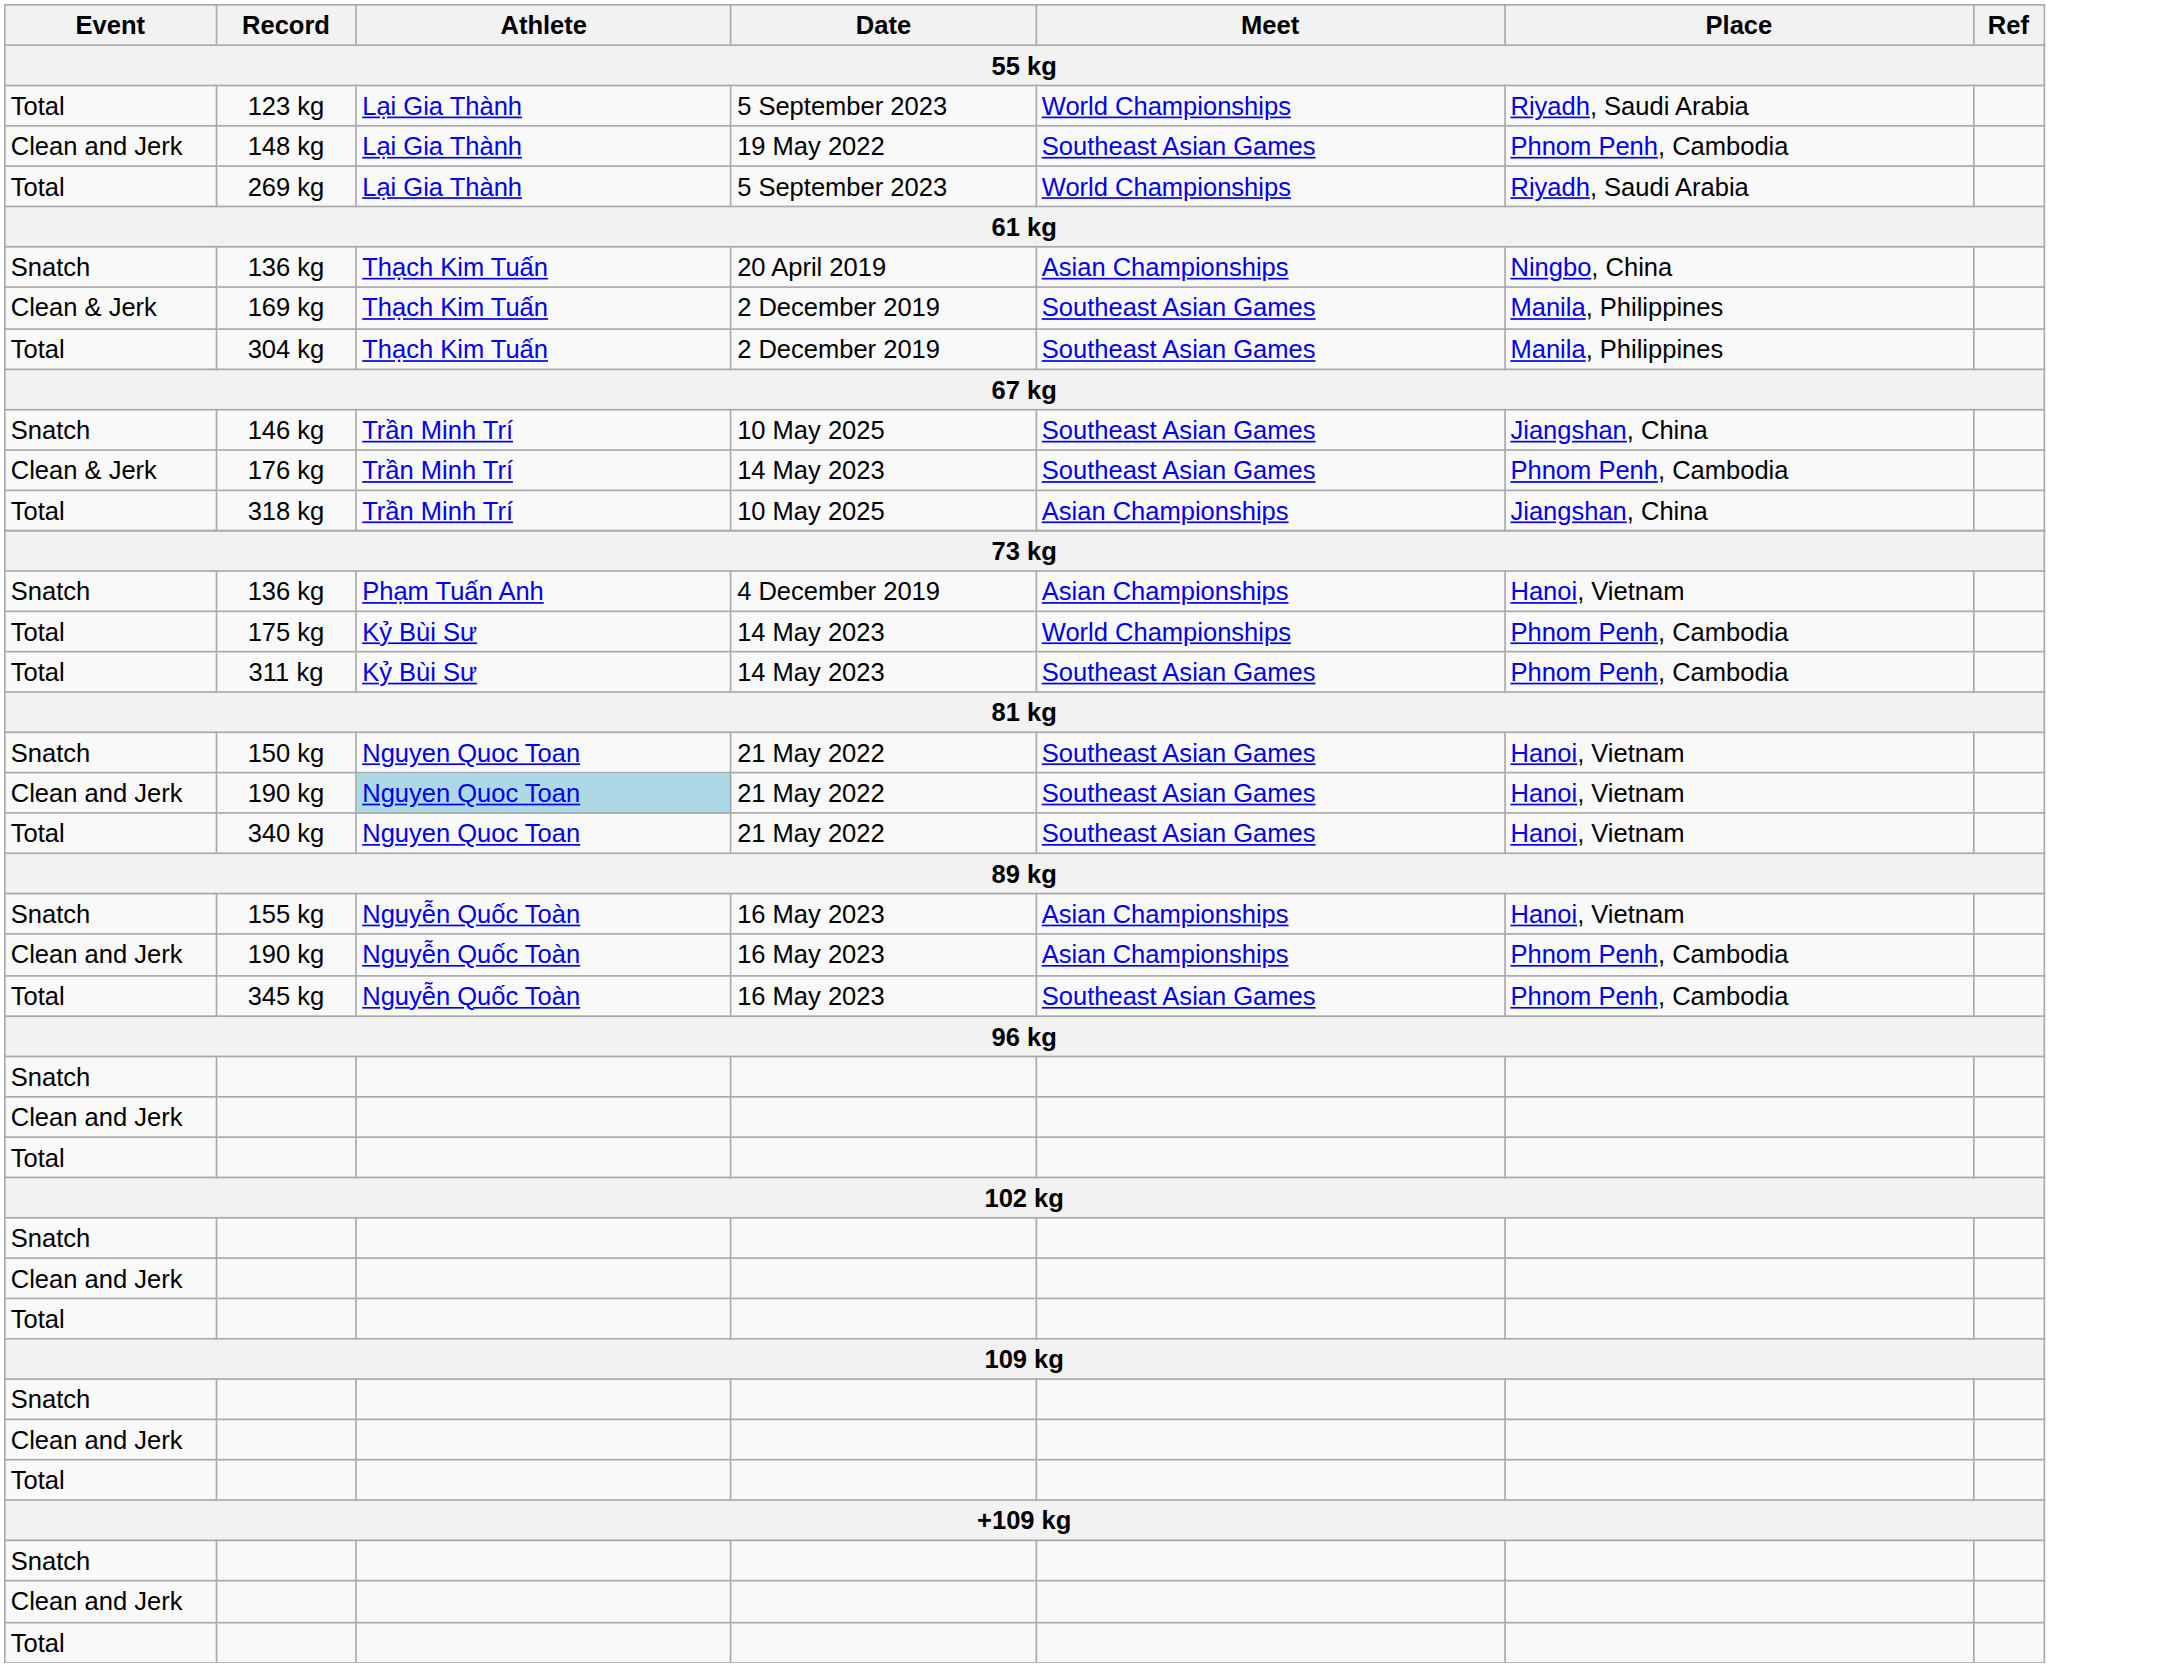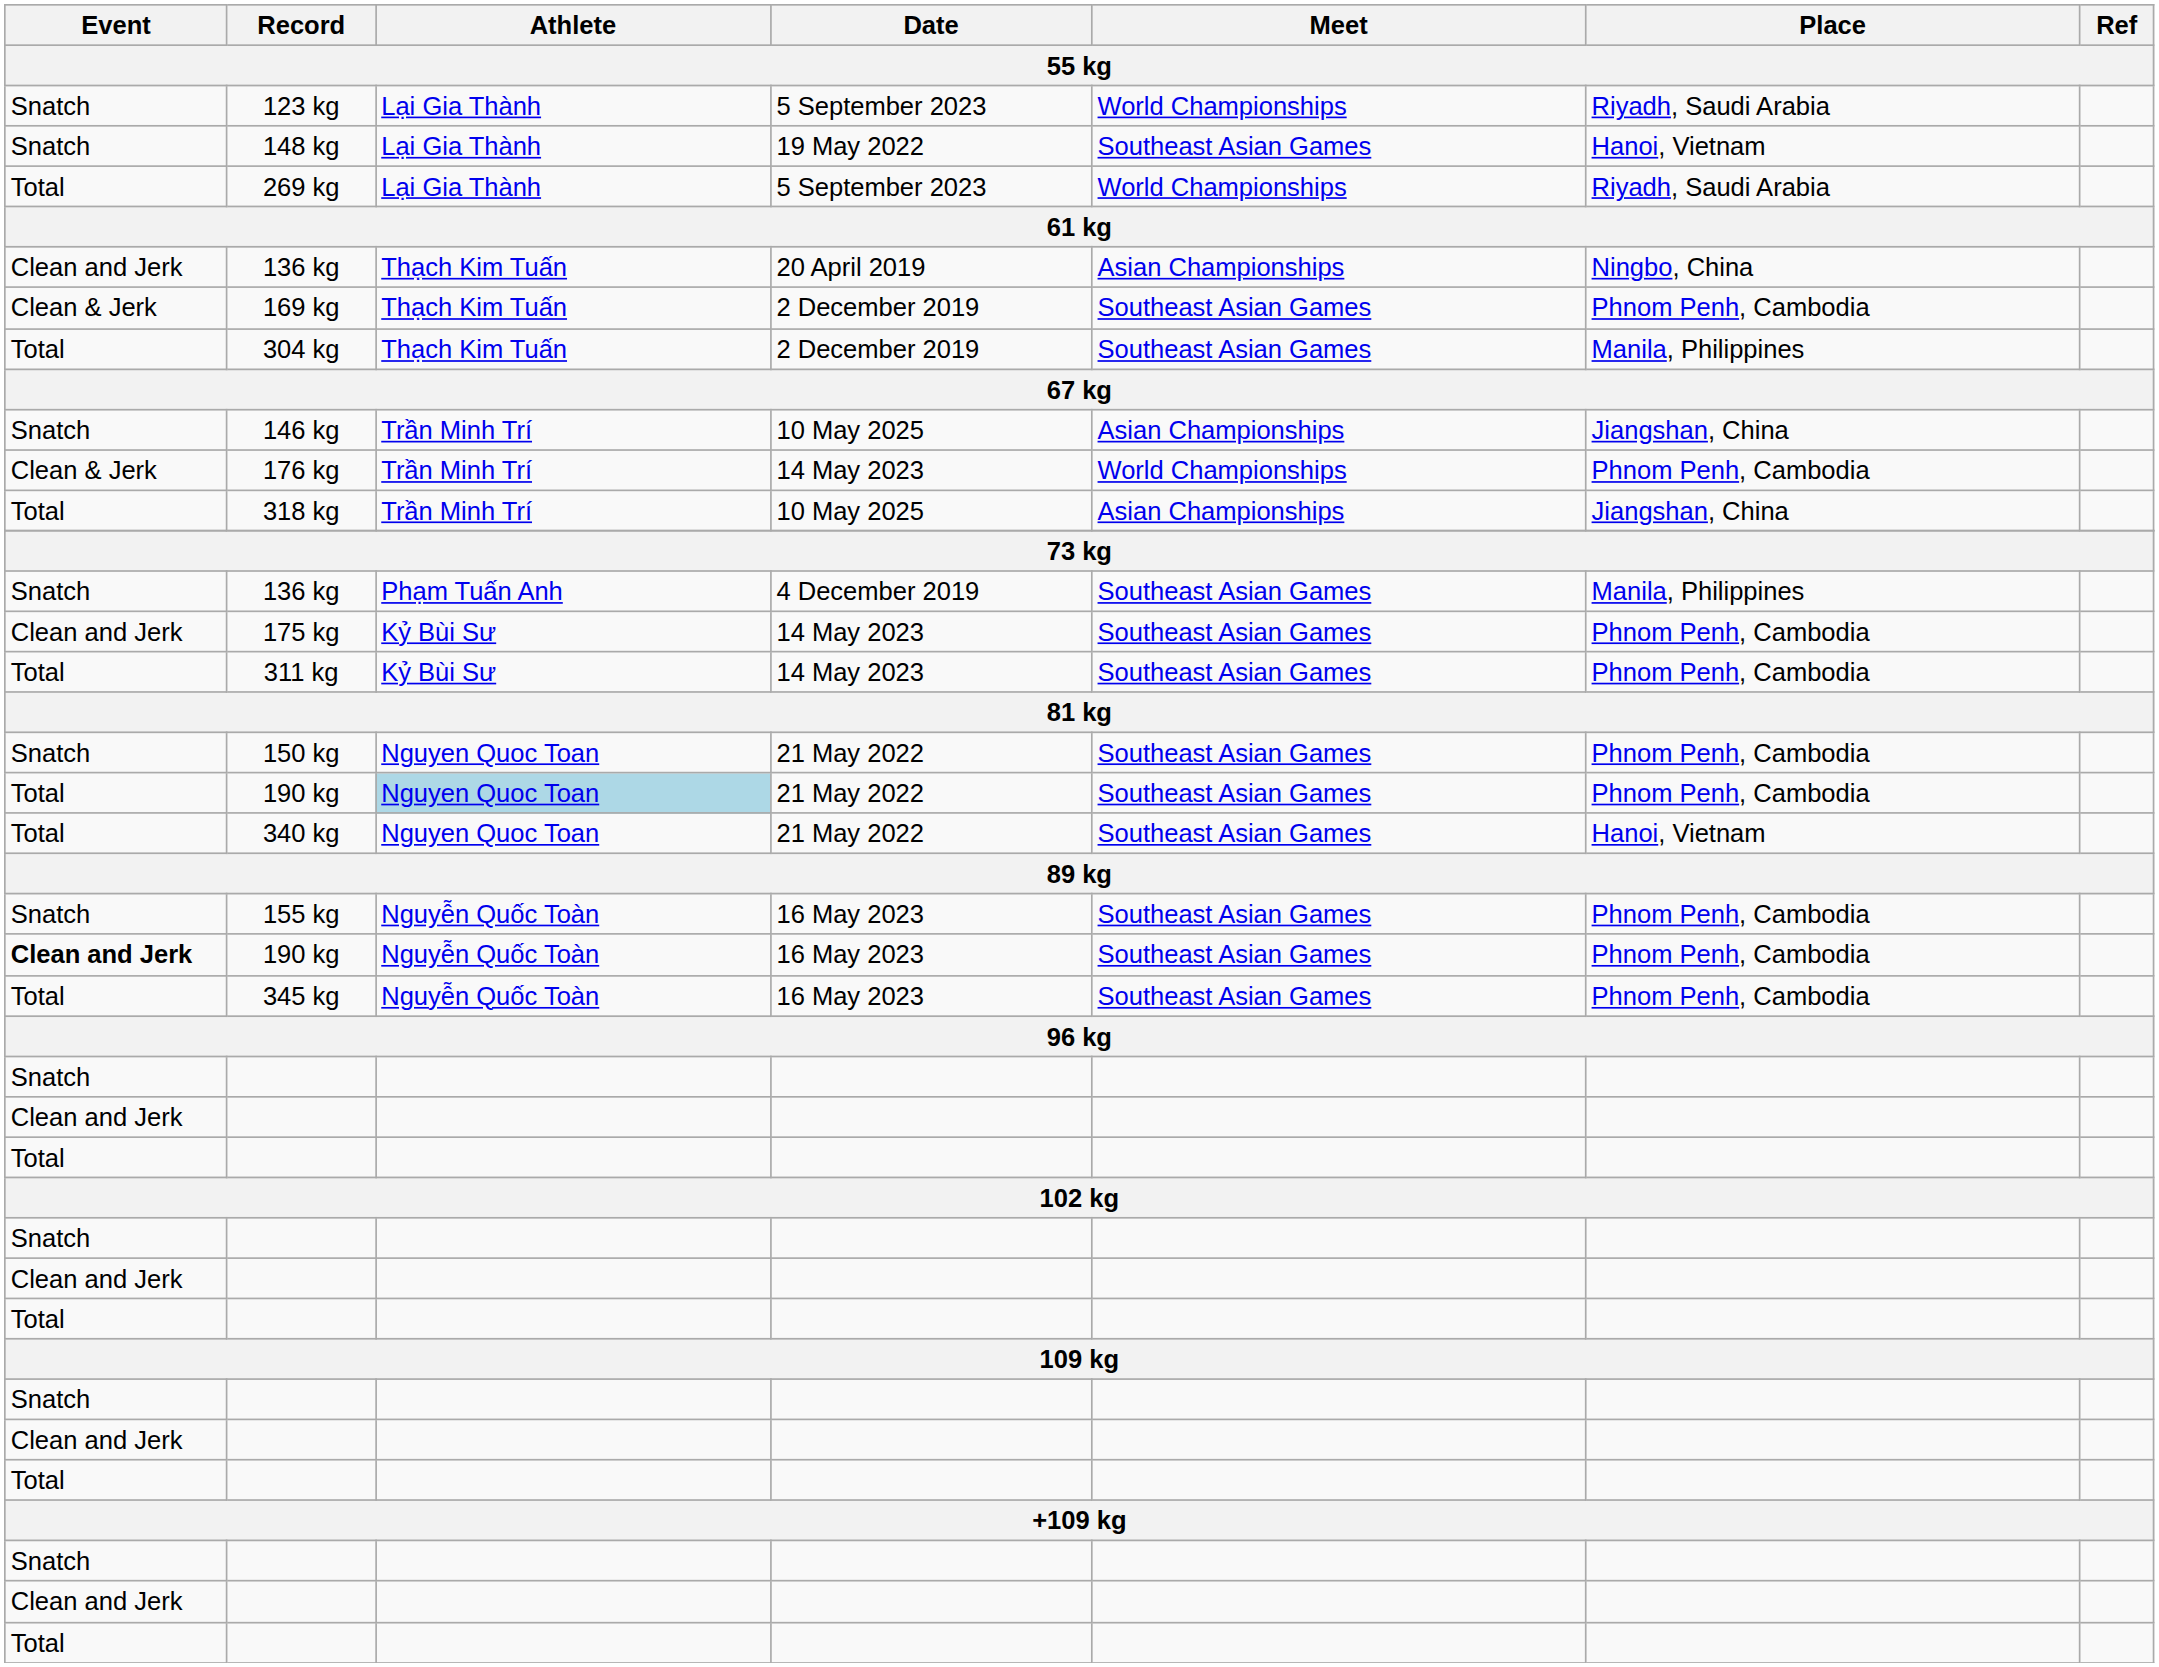(38, 106) Total -> (51, 106) Snatch
(97, 147) Clean and Jerk -> (51, 147) Snatch
(1649, 147) Phnom Penh, Cambodia -> (1679, 147) Hanoi, Vietnam
(51, 268) Snatch -> (97, 268) Clean and Jerk
(1617, 308) Manila, Philippines -> (1731, 308) Phnom Penh, Cambodia
(1179, 429) Southeast Asian Games -> (1221, 429) Asian Championships
(1179, 470) Southeast Asian Games -> (1222, 470) World Championships
(1165, 591) Asian Championships -> (1234, 591) Southeast Asian Games
(1597, 591) Hanoi, Vietnam -> (1698, 591) Manila, Philippines
(38, 632) Total -> (97, 632) Clean and Jerk
(1166, 632) World Championships -> (1234, 632) Southeast Asian Games
(1597, 753) Hanoi, Vietnam -> (1731, 753) Phnom Penh, Cambodia
(97, 793) Clean and Jerk -> (38, 793) Total
(1597, 793) Hanoi, Vietnam -> (1731, 793) Phnom Penh, Cambodia
(1165, 915) Asian Championships -> (1234, 915) Southeast Asian Games
(1597, 915) Hanoi, Vietnam -> (1731, 915) Phnom Penh, Cambodia
(97, 955) normal -> (102, 955) bold
(1165, 955) Asian Championships -> (1234, 955) Southeast Asian Games
